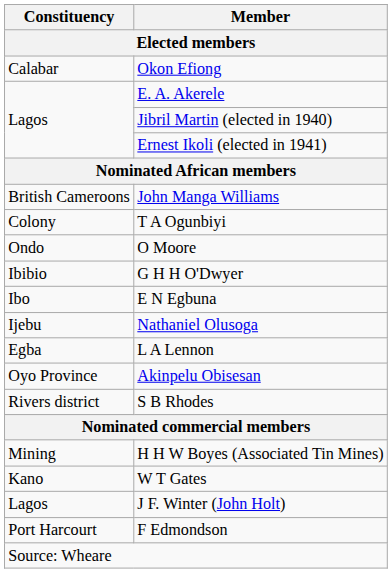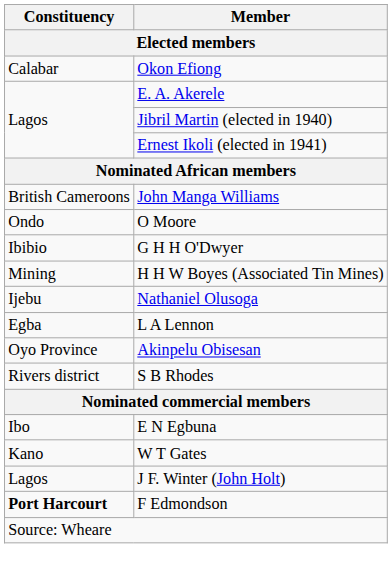- row: (182, 222)
rows swapped: (177, 299) <-> (260, 453)
(52, 529) normal -> (58, 504) bold
